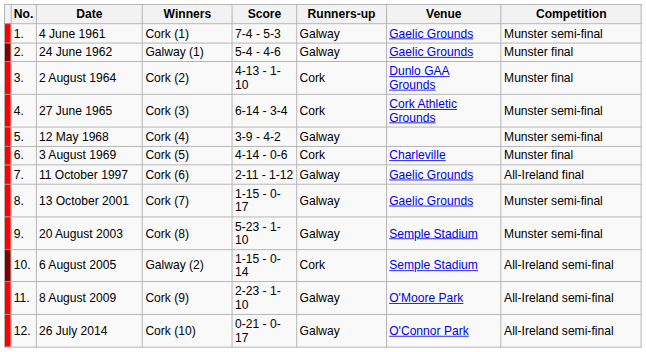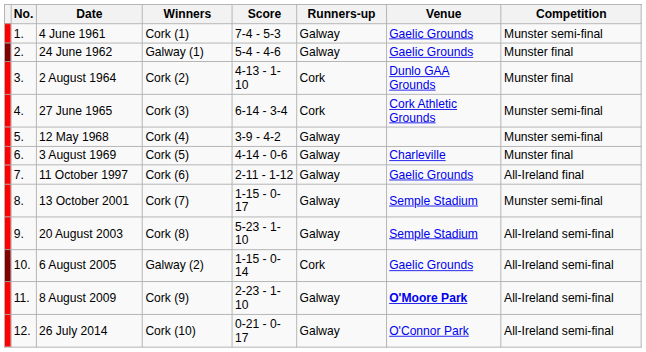(312, 156) Cork -> (320, 156) Galway
(431, 201) Gaelic Grounds -> (434, 201) Semple Stadium
(553, 233) Munster semi-final -> (559, 233) All-Ireland semi-final
(434, 266) Semple Stadium -> (431, 266) Gaelic Grounds
(426, 298) normal -> (428, 298) bold
